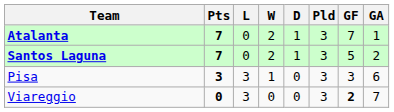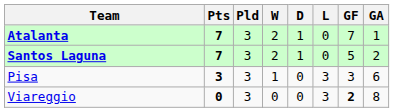columns swapped: (324, 15) <-> (246, 15)
(376, 97) 7 -> (376, 97) 8
